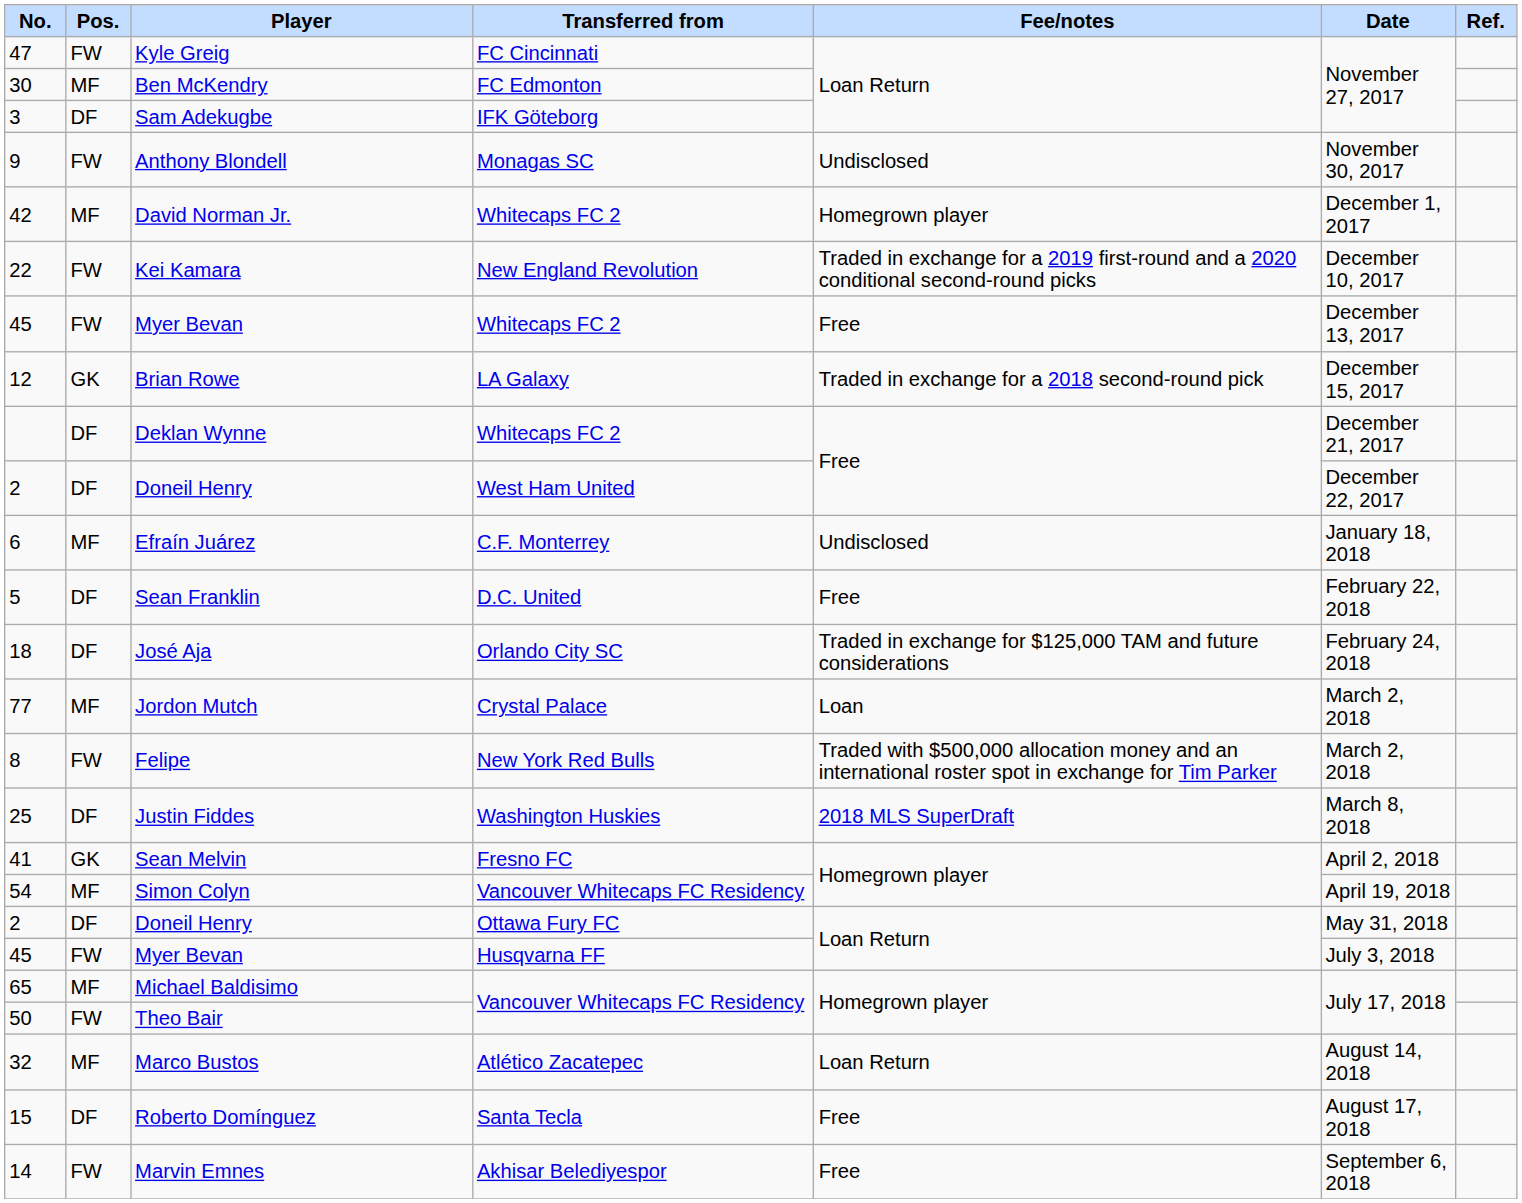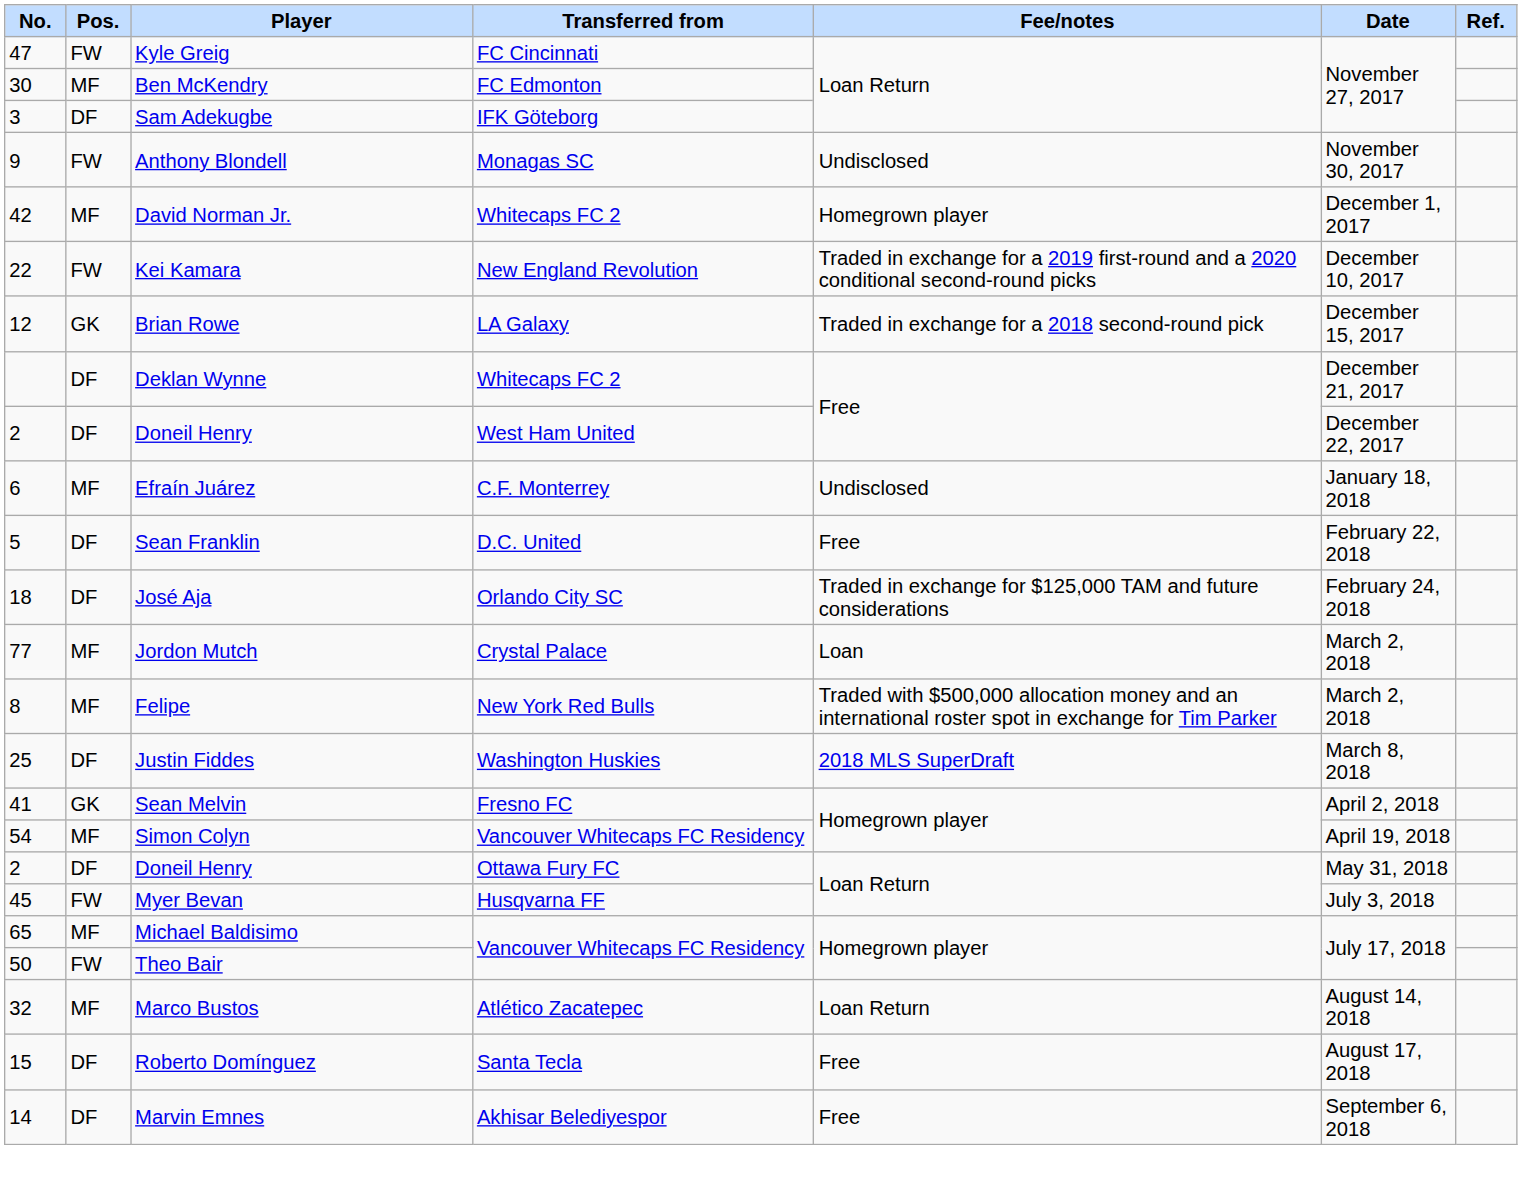- row: (189, 324)
(86, 761) FW -> (85, 706) MF
(86, 1171) FW -> (84, 1117) DF
